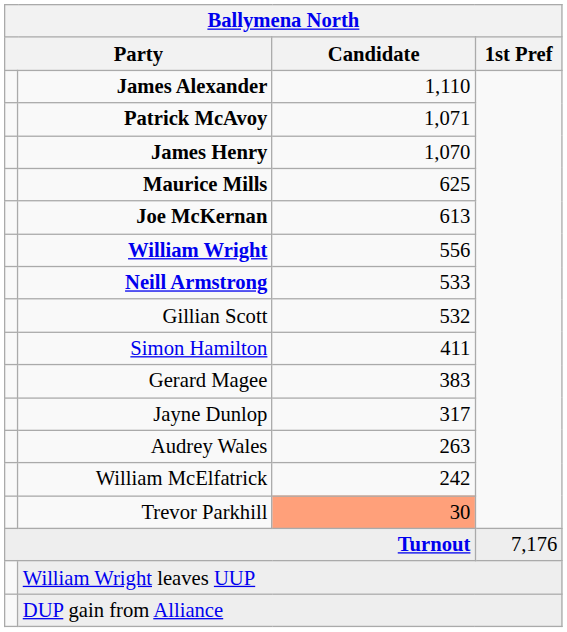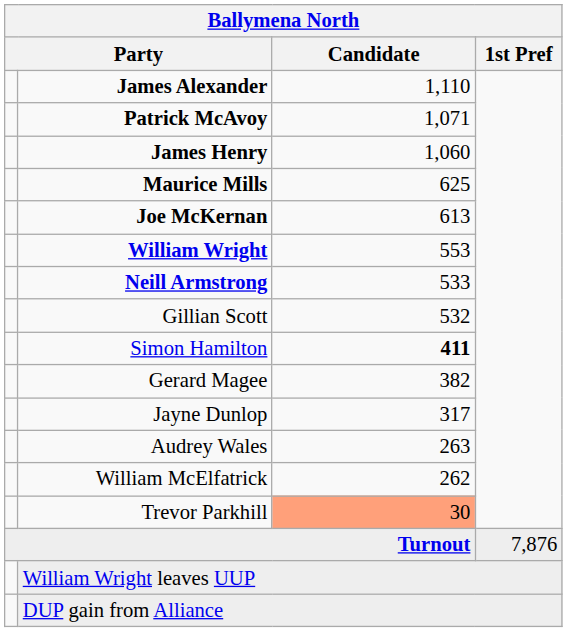(447, 151) 1,070 -> (447, 151) 1,060
(455, 250) 556 -> (455, 250) 553
(455, 348) normal -> (455, 348) bold
(455, 380) 383 -> (455, 380) 382
(455, 479) 242 -> (455, 479) 262
(534, 544) 7,176 -> (534, 544) 7,876
